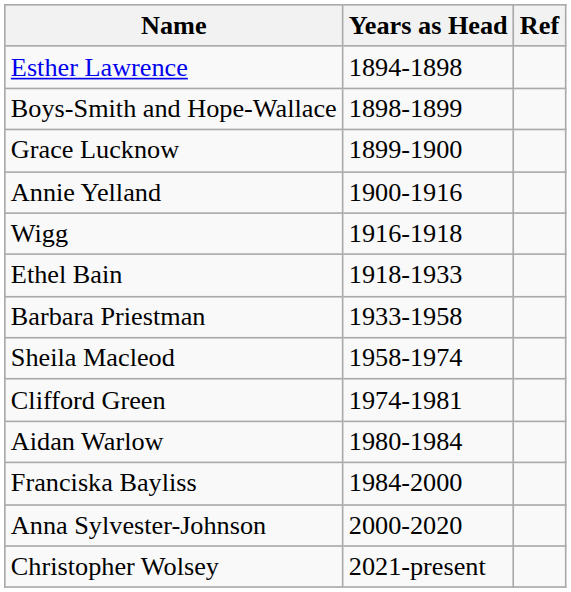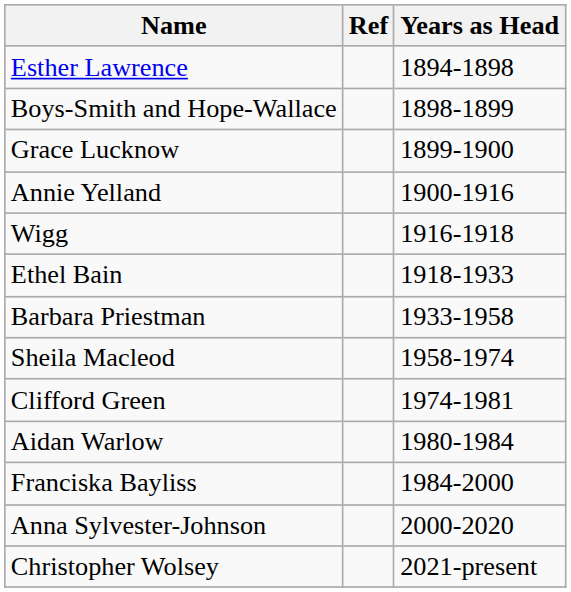columns swapped: (428, 25) <-> (539, 25)
